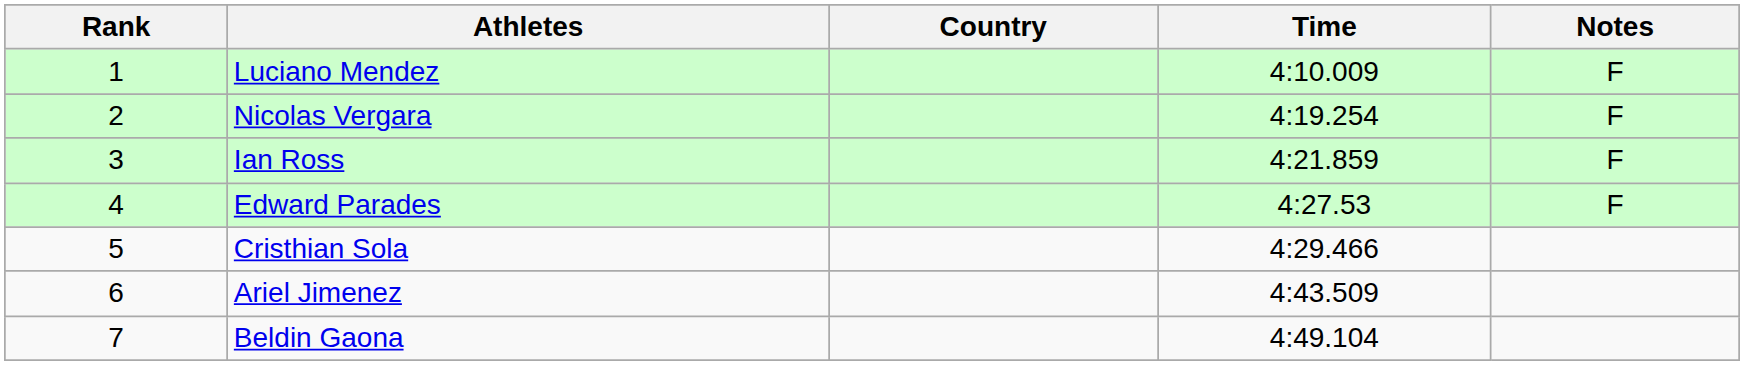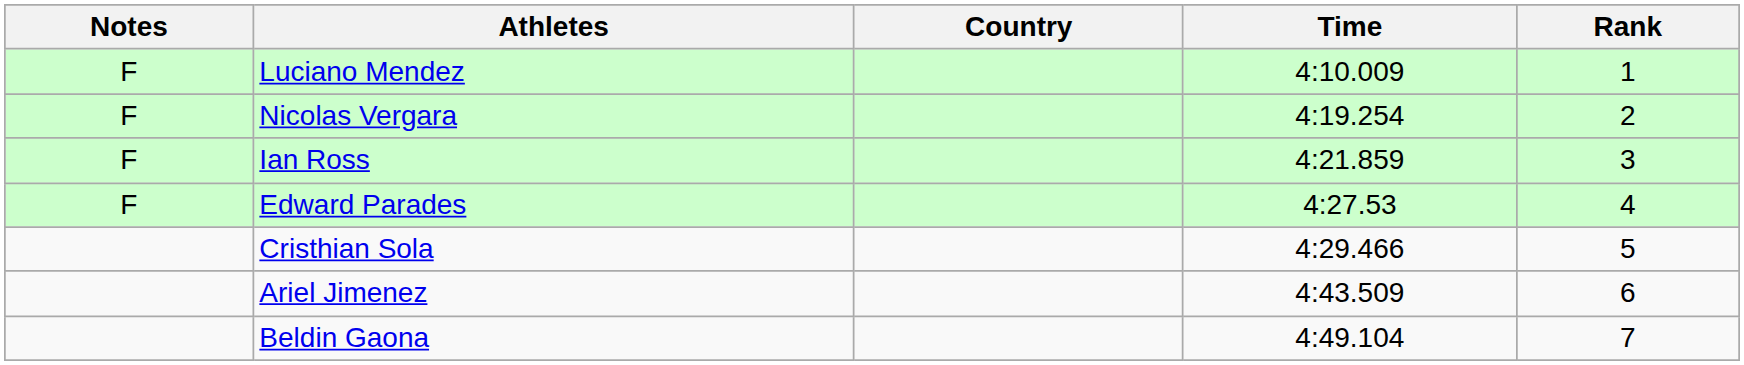columns swapped: (116, 26) <-> (1615, 26)
